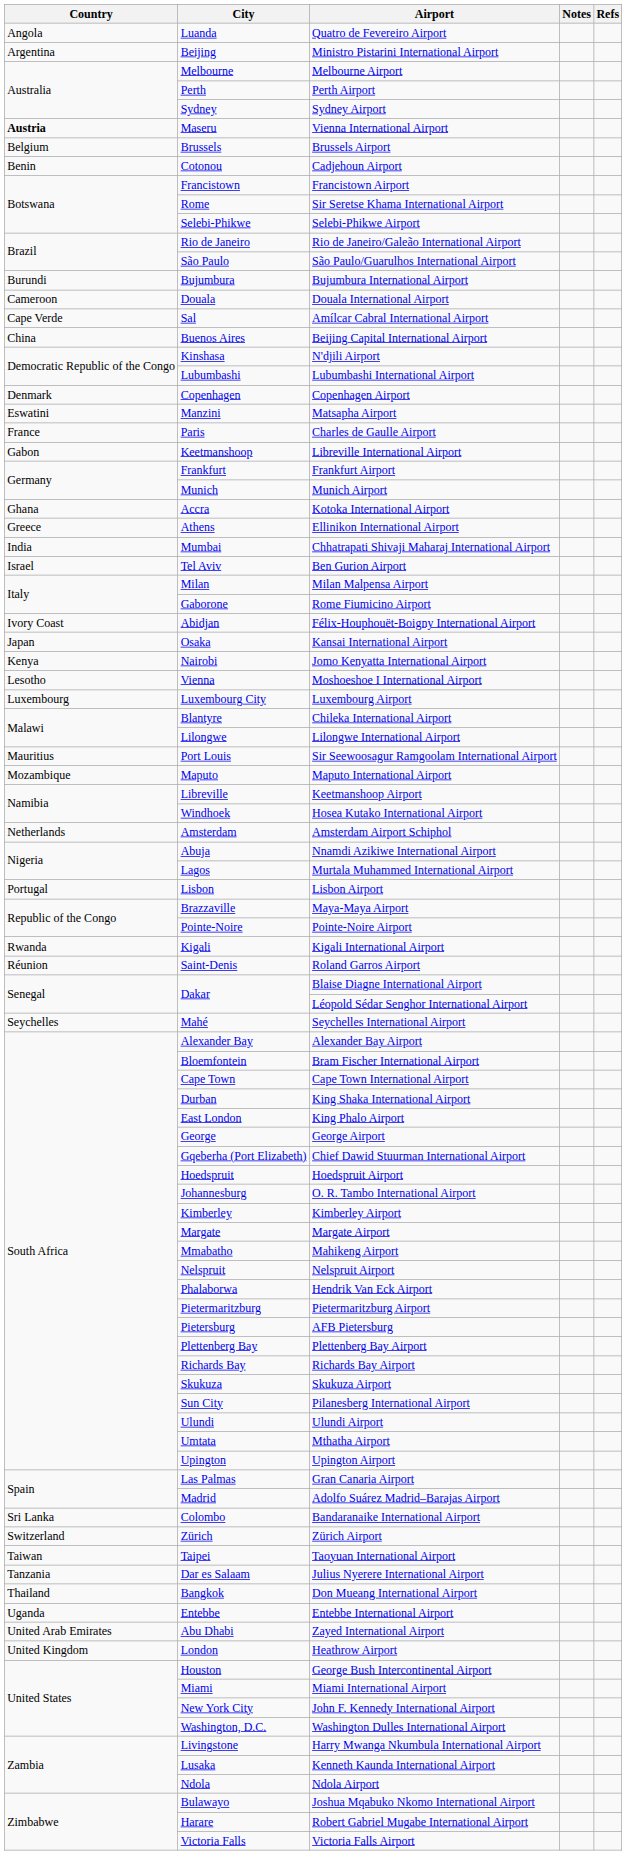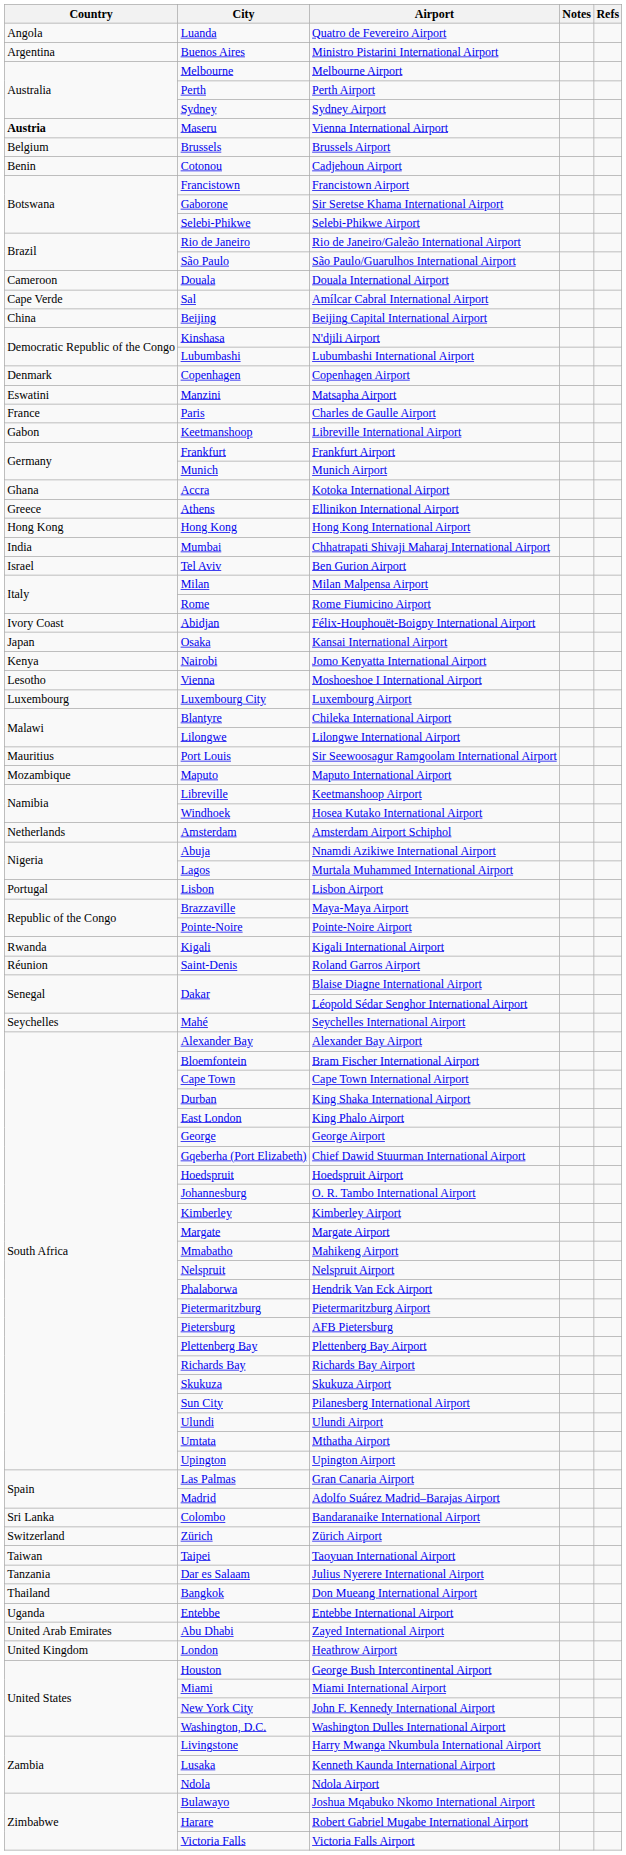(198, 52) Beijing -> (213, 52) Buenos Aires
(195, 204) Rome -> (204, 204) Gaborone
- row: (390, 280)
(213, 337) Buenos Aires -> (198, 318) Beijing
+ row: (391, 527)
(204, 603) Gaborone -> (195, 603) Rome
